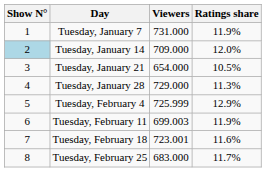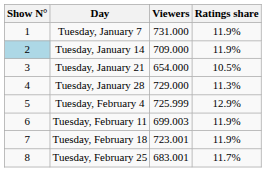(227, 50) 12.0% -> (227, 50) 11.9%
(227, 140) 11.6% -> (227, 140) 11.9%
(171, 158) 683.000 -> (171, 158) 683.001
